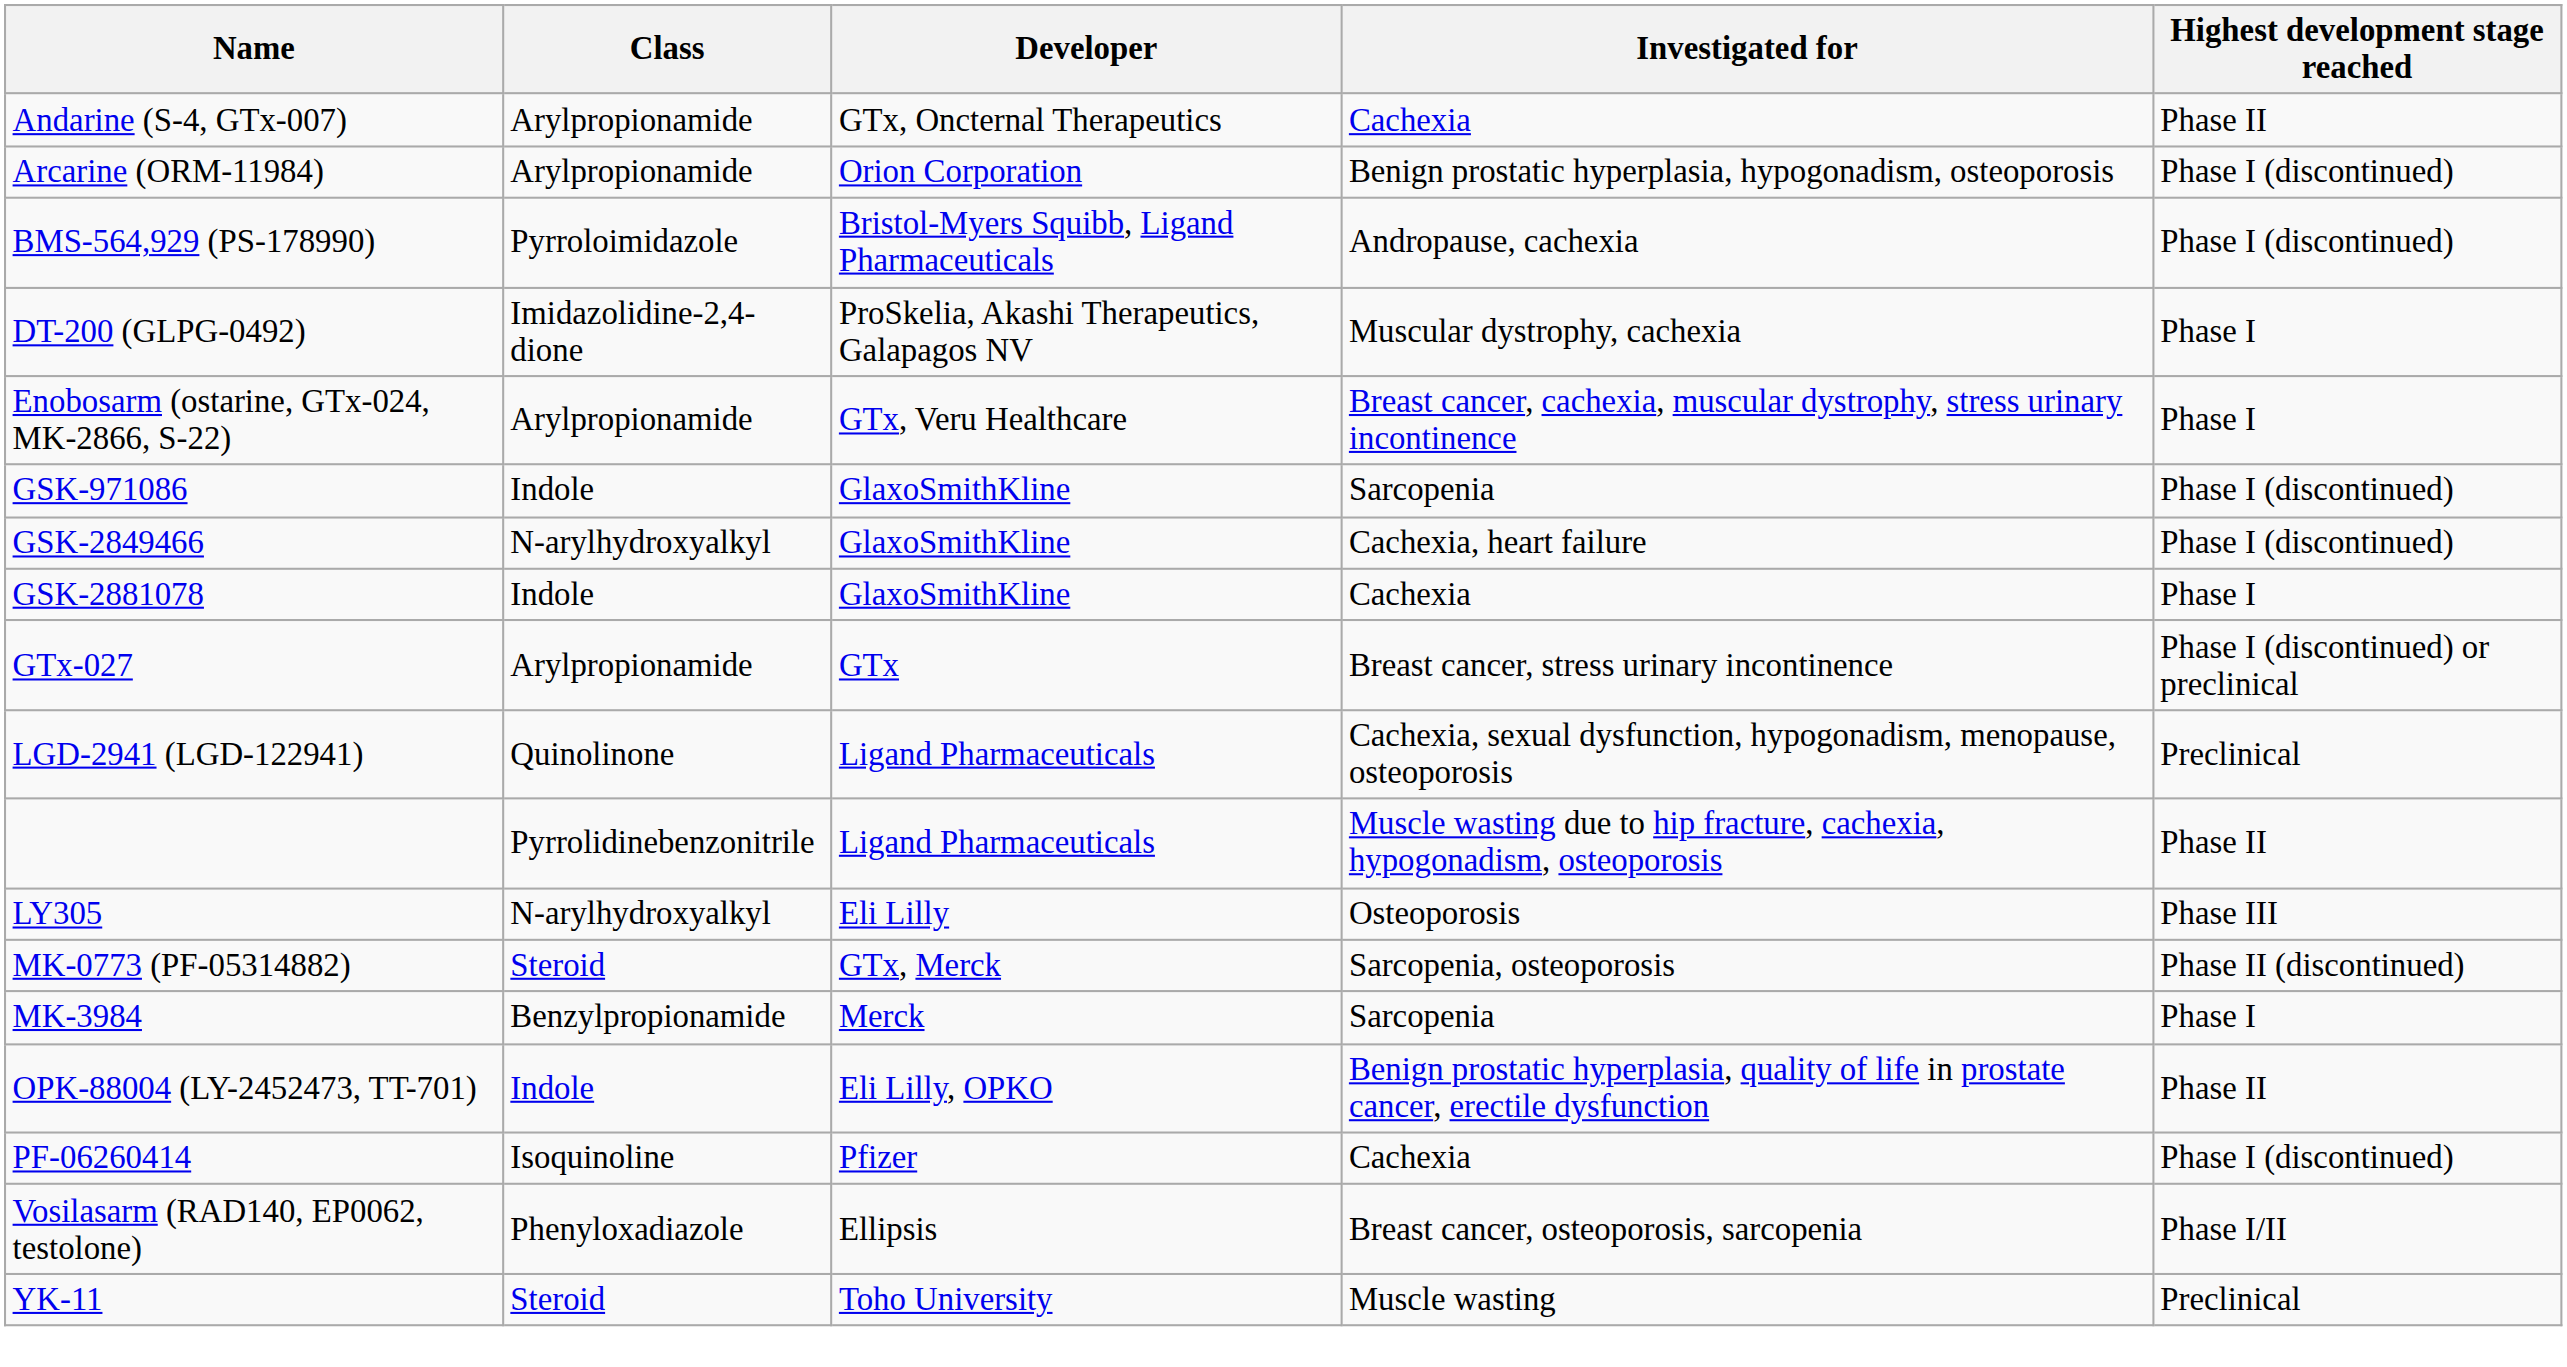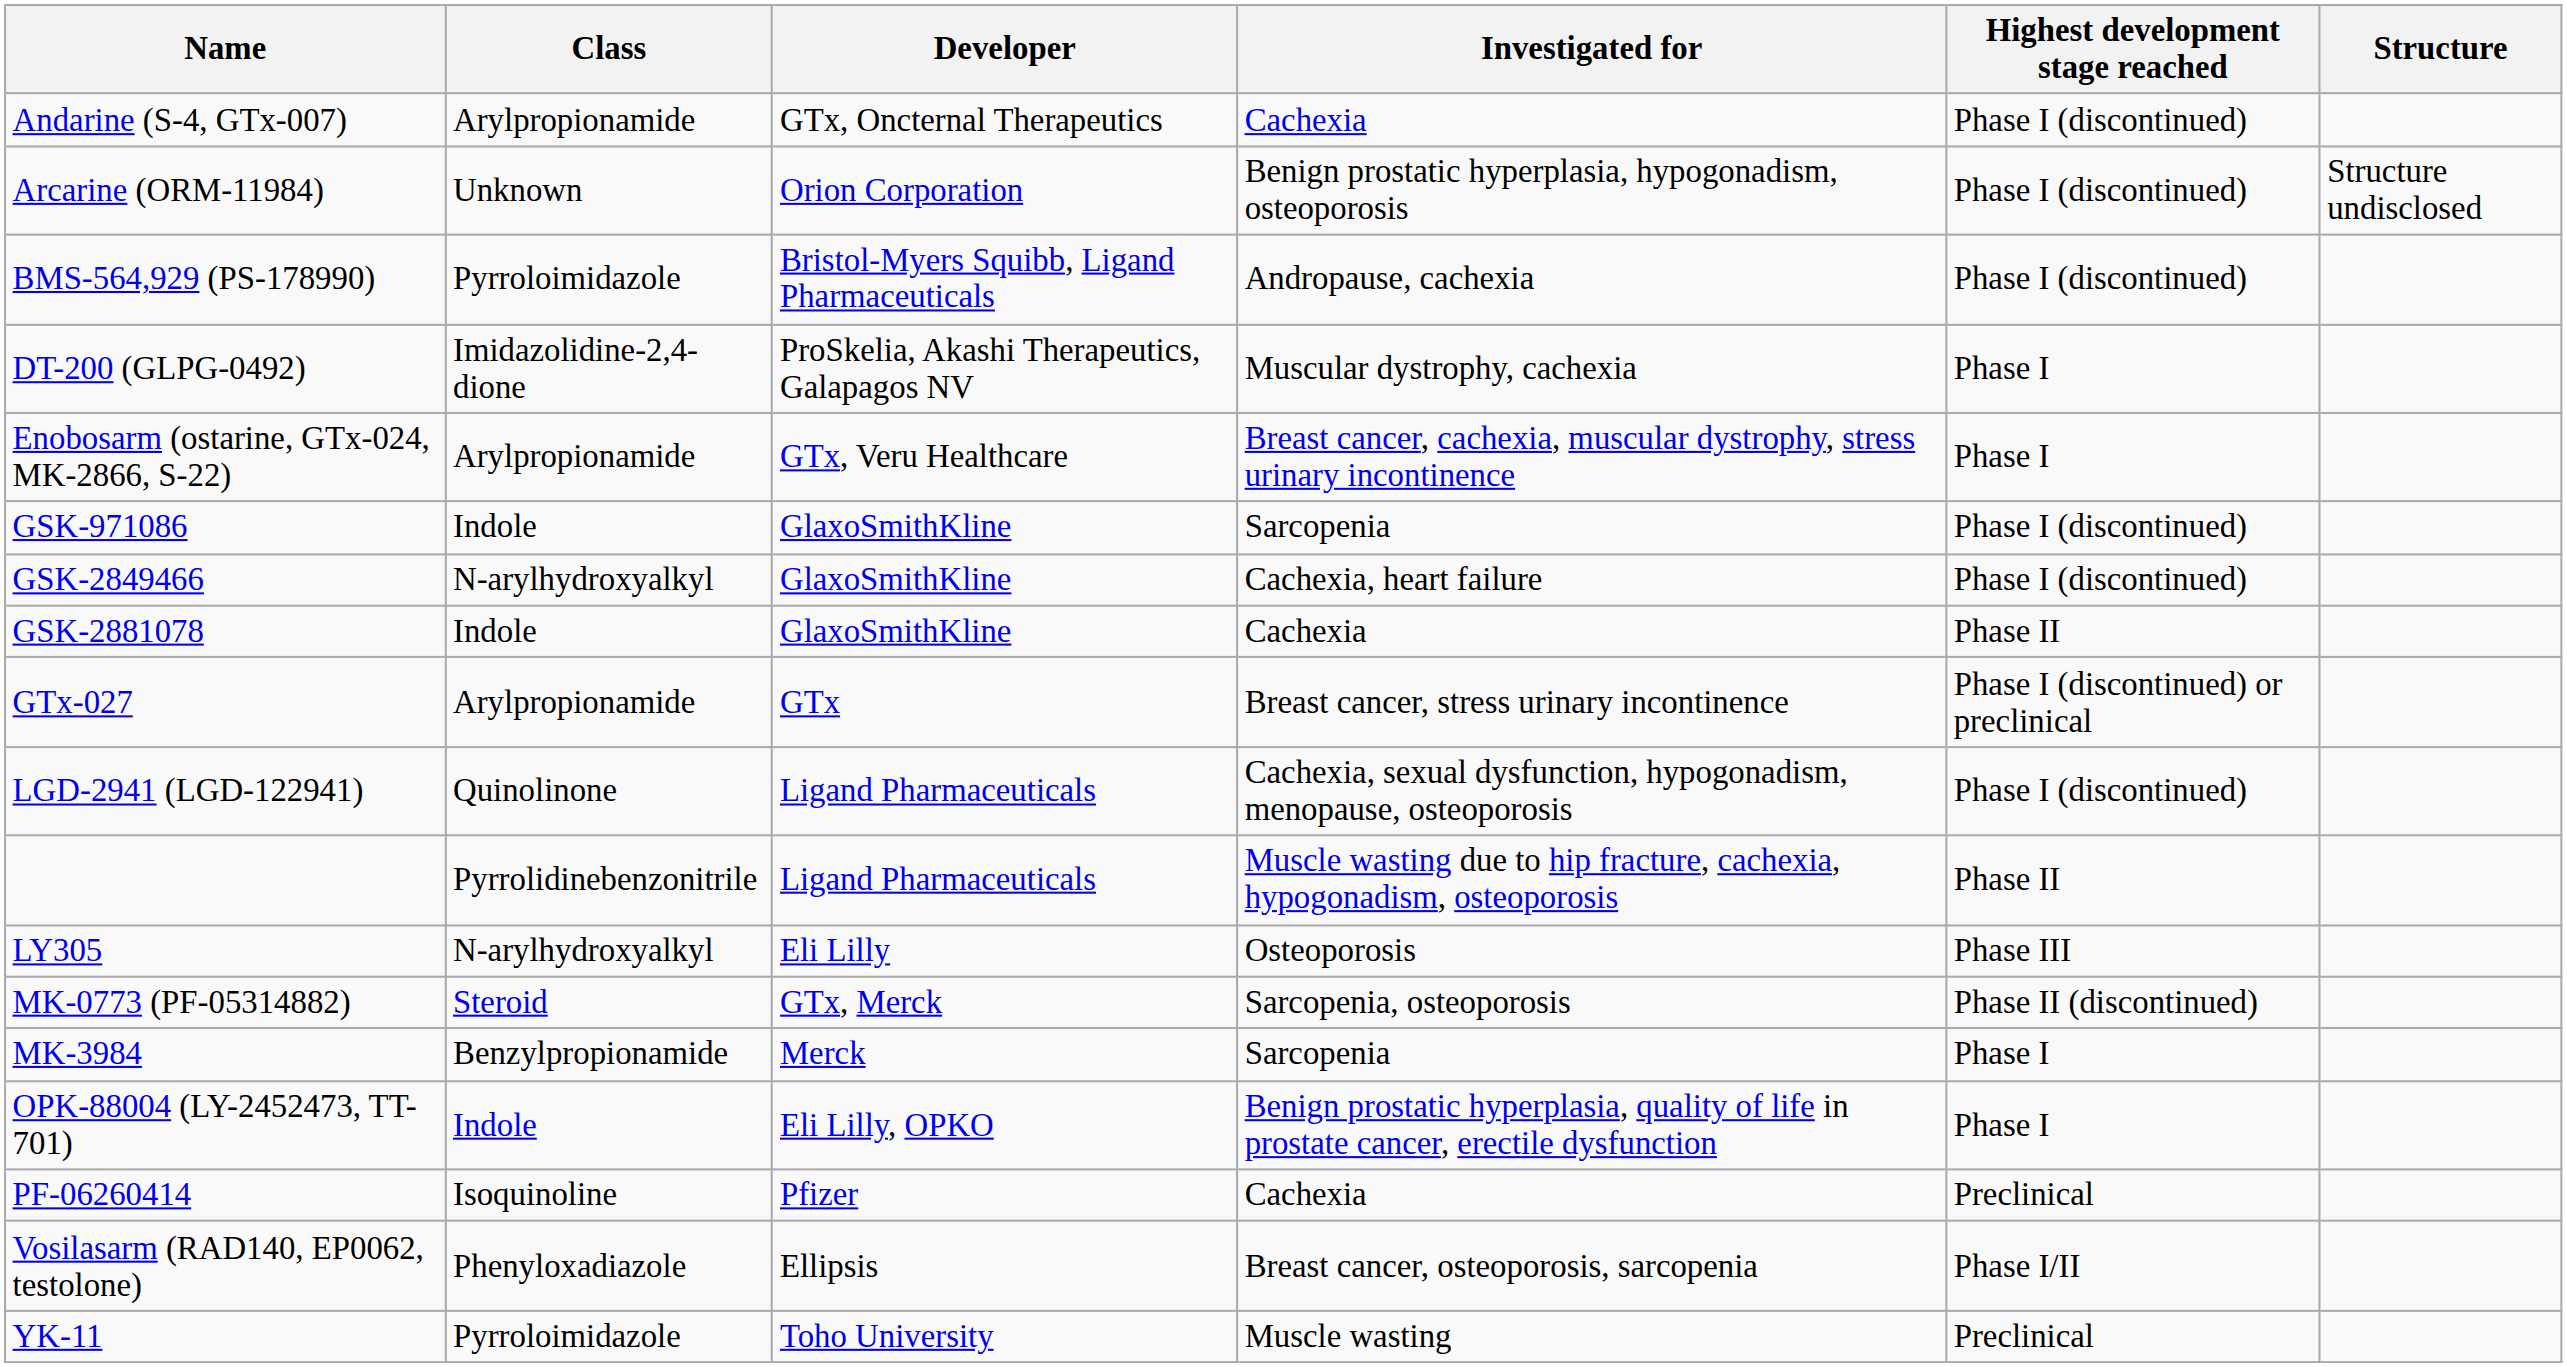+ column: (2440, 48)
(2214, 119) Phase II -> (2100, 119) Phase I (discontinued)
(632, 171) Arylpropionamide -> (518, 189) Unknown
(2208, 594) Phase I -> (2007, 631) Phase II
(2230, 753) Preclinical -> (2100, 790) Phase I (discontinued)
(2214, 1087) Phase II -> (2002, 1124) Phase I
(2307, 1158) Phase I (discontinued) -> (2024, 1194) Preclinical
(558, 1298) Steroid -> (567, 1335) Pyrroloimidazole
